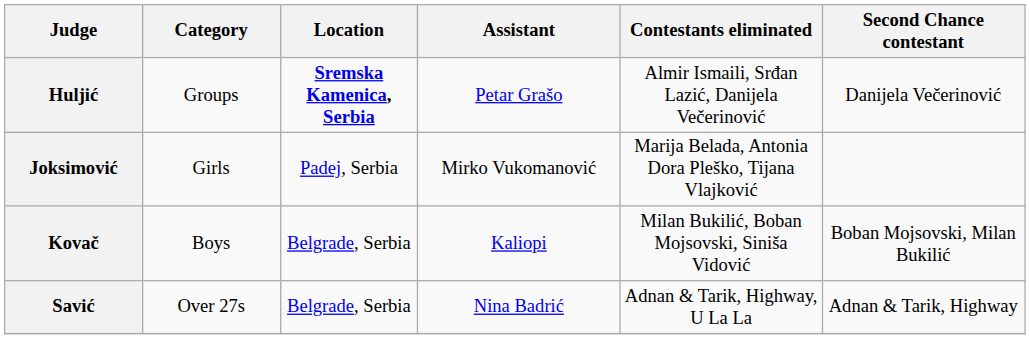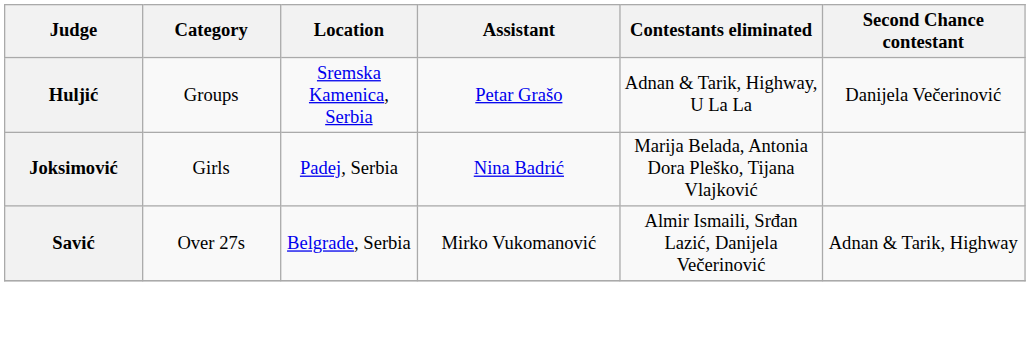(349, 94) bold -> (349, 94) normal
(721, 94) Almir Ismaili, Srđan Lazić, Danijela Večerinović -> (721, 94) Adnan & Tarik, Highway, U La La
(519, 169) Mirko Vukomanović -> (519, 169) Nina Badrić
- row: (73, 243)
(519, 307) Nina Badrić -> (519, 243) Mirko Vukomanović
(721, 307) Adnan & Tarik, Highway, U La La -> (721, 243) Almir Ismaili, Srđan Lazić, Danijela Večerinović
